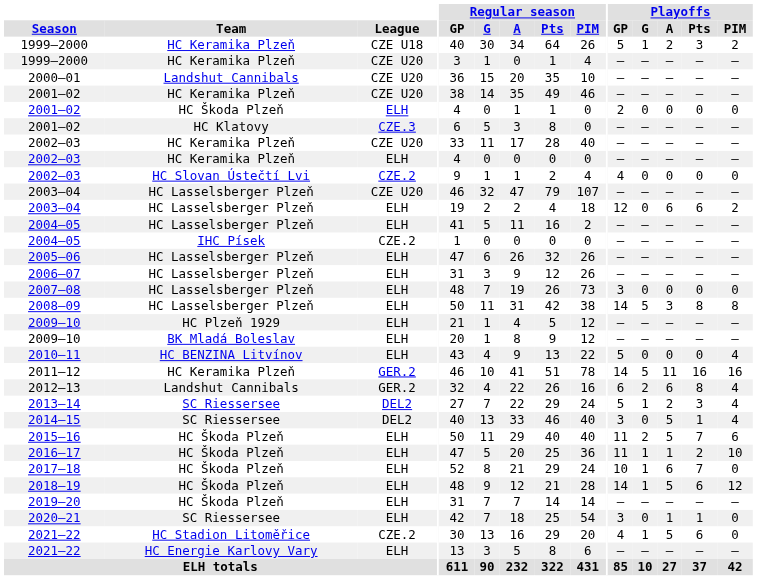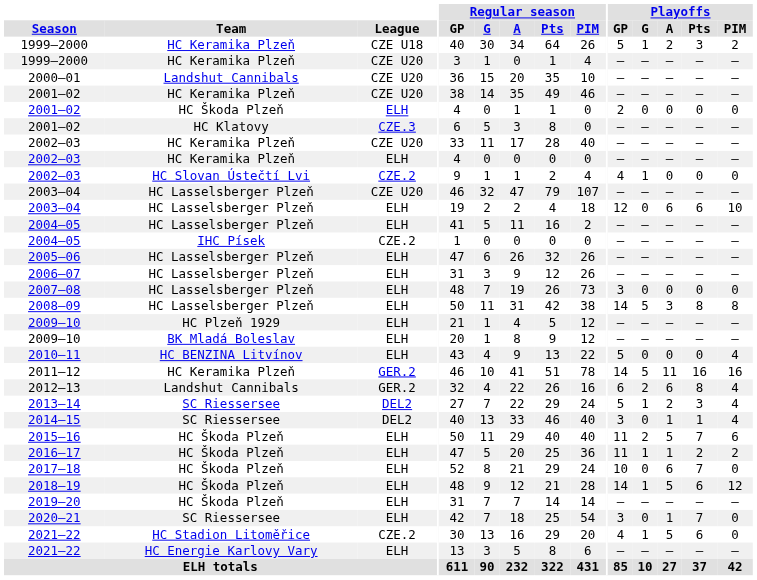(645, 175) 0 -> (645, 175) 1
(735, 208) 2 -> (735, 208) 10
(670, 420) 5 -> (670, 420) 1
(735, 453) 10 -> (735, 453) 2
(645, 469) 1 -> (645, 469) 0
(700, 518) 1 -> (700, 518) 7
